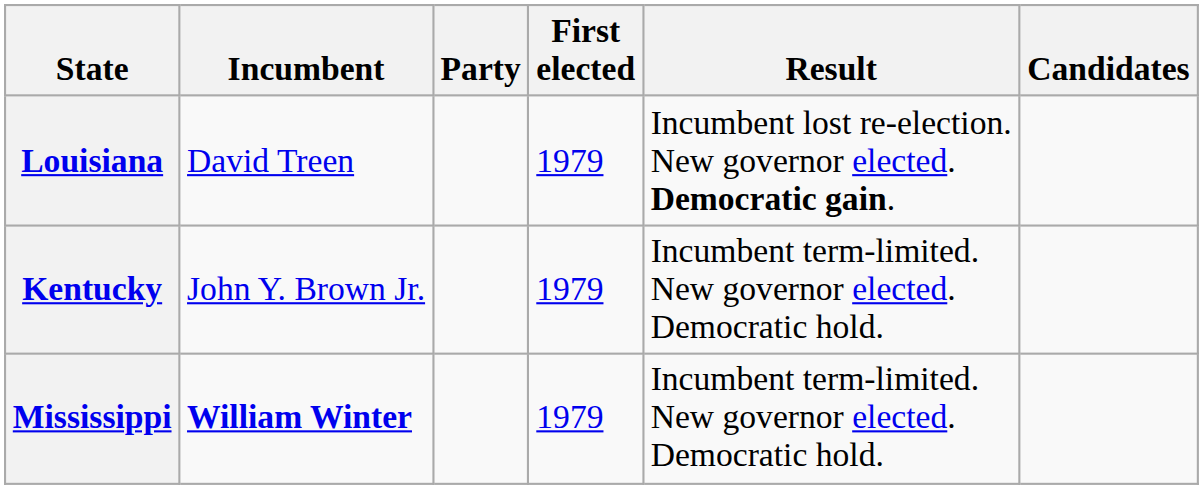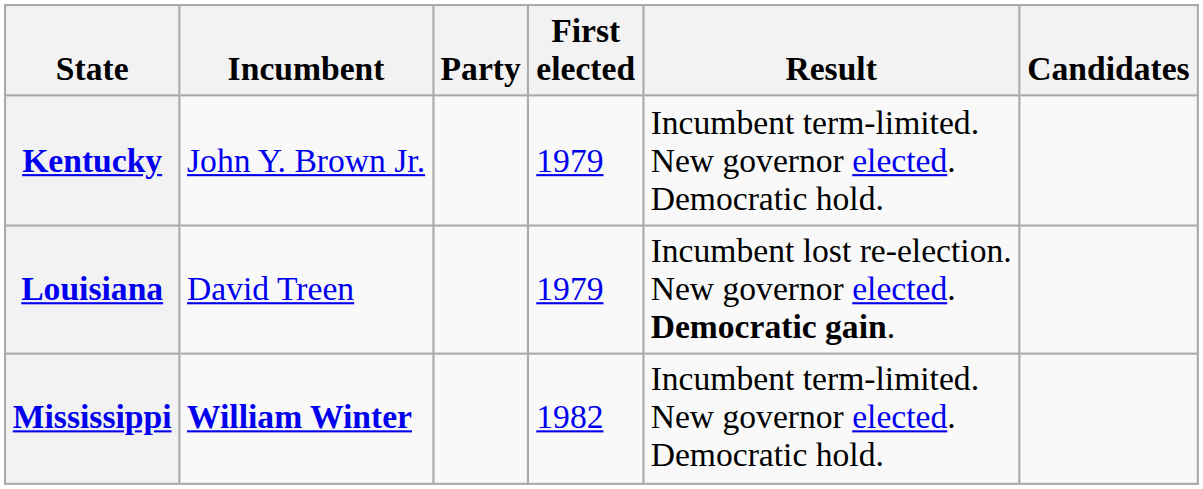rows swapped: (92, 288) <-> (92, 160)
(570, 417) 1979 -> (570, 417) 1982
